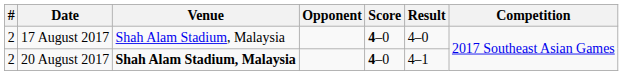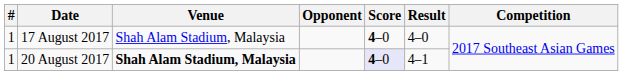(11, 37) 2 -> (11, 37) 1
(11, 59) 2 -> (11, 59) 1
(379, 59) no background -> (379, 59) lavender background
